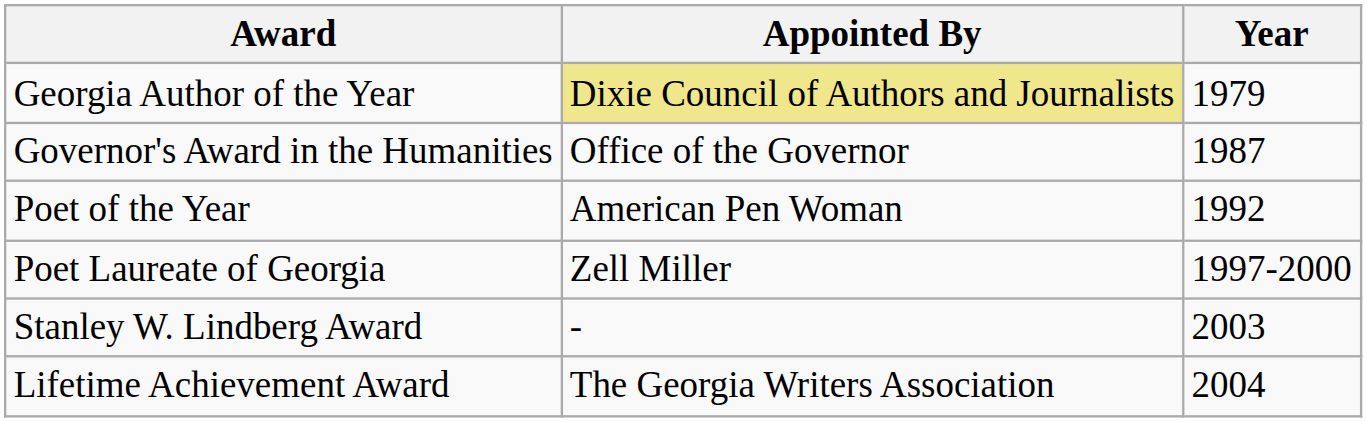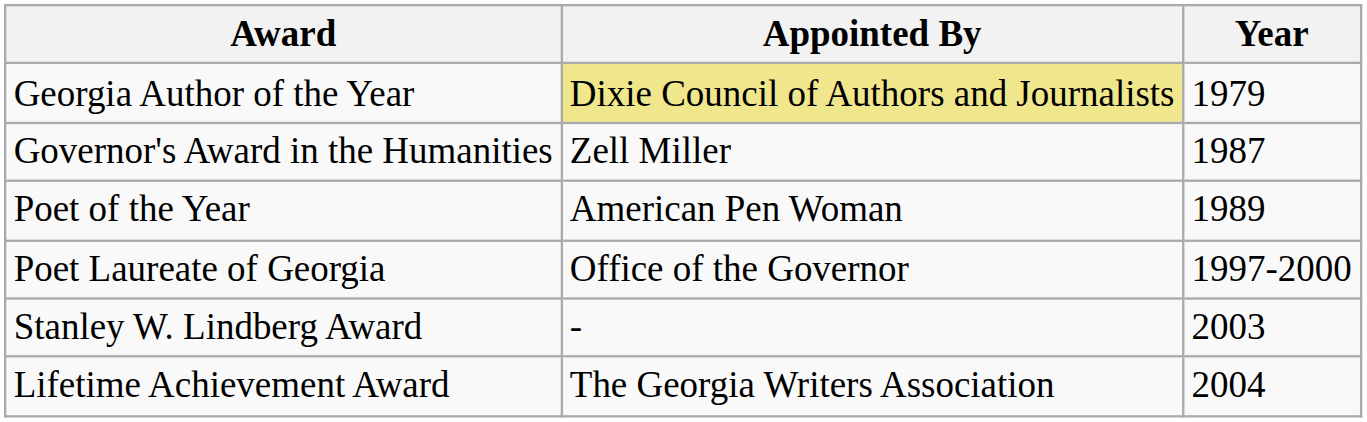(739, 151) Office of the Governor -> (650, 151) Zell Miller
(1228, 209) 1992 -> (1228, 209) 1989
(650, 268) Zell Miller -> (739, 268) Office of the Governor
